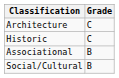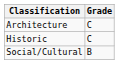- row: (39, 53)
